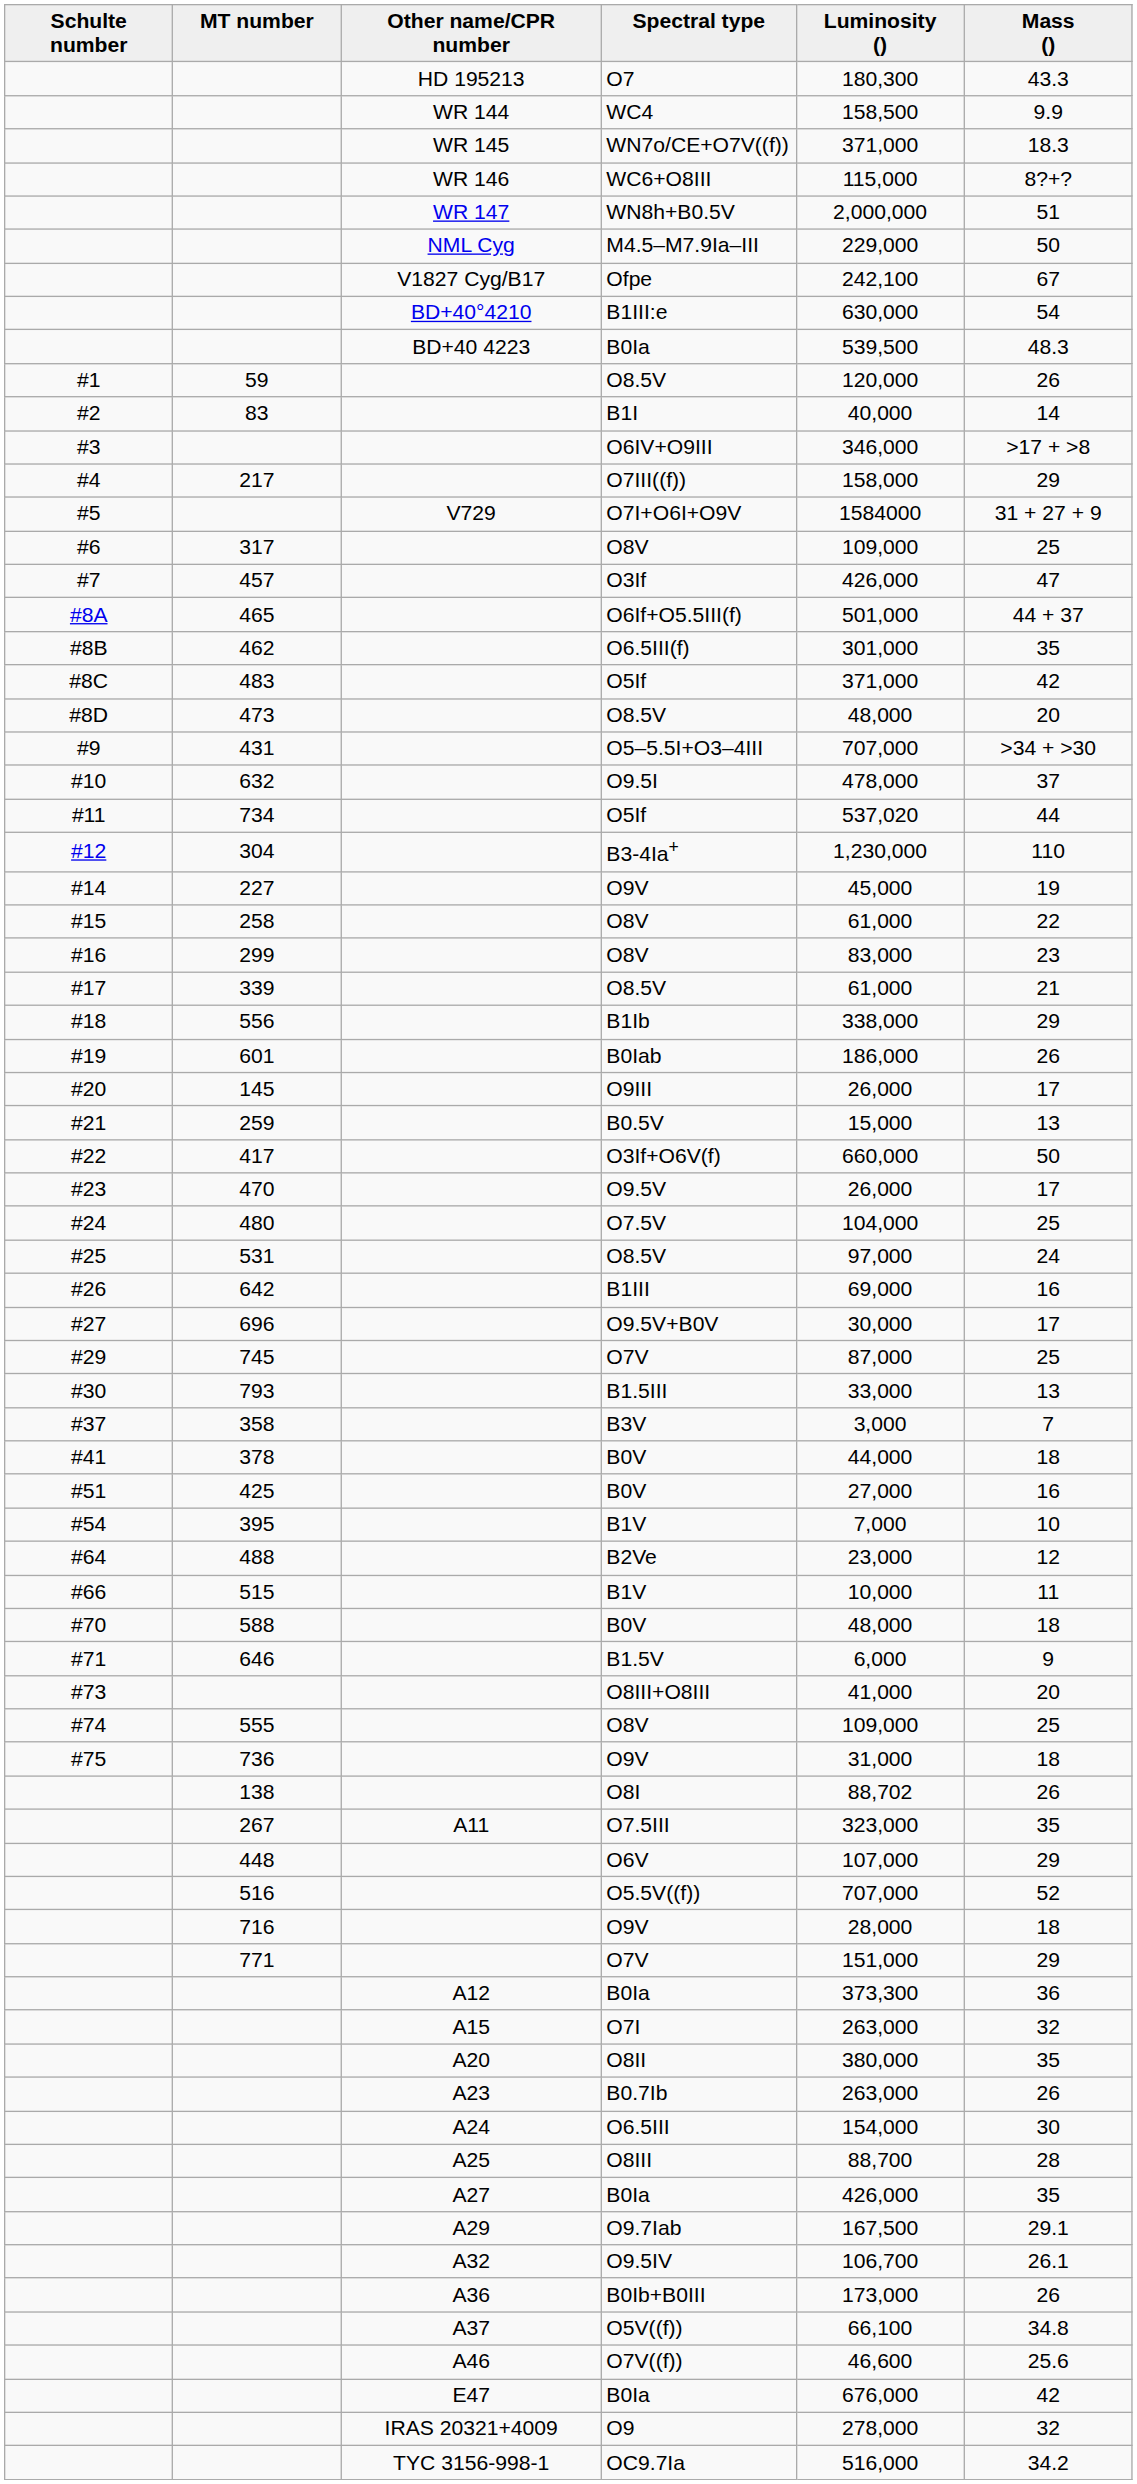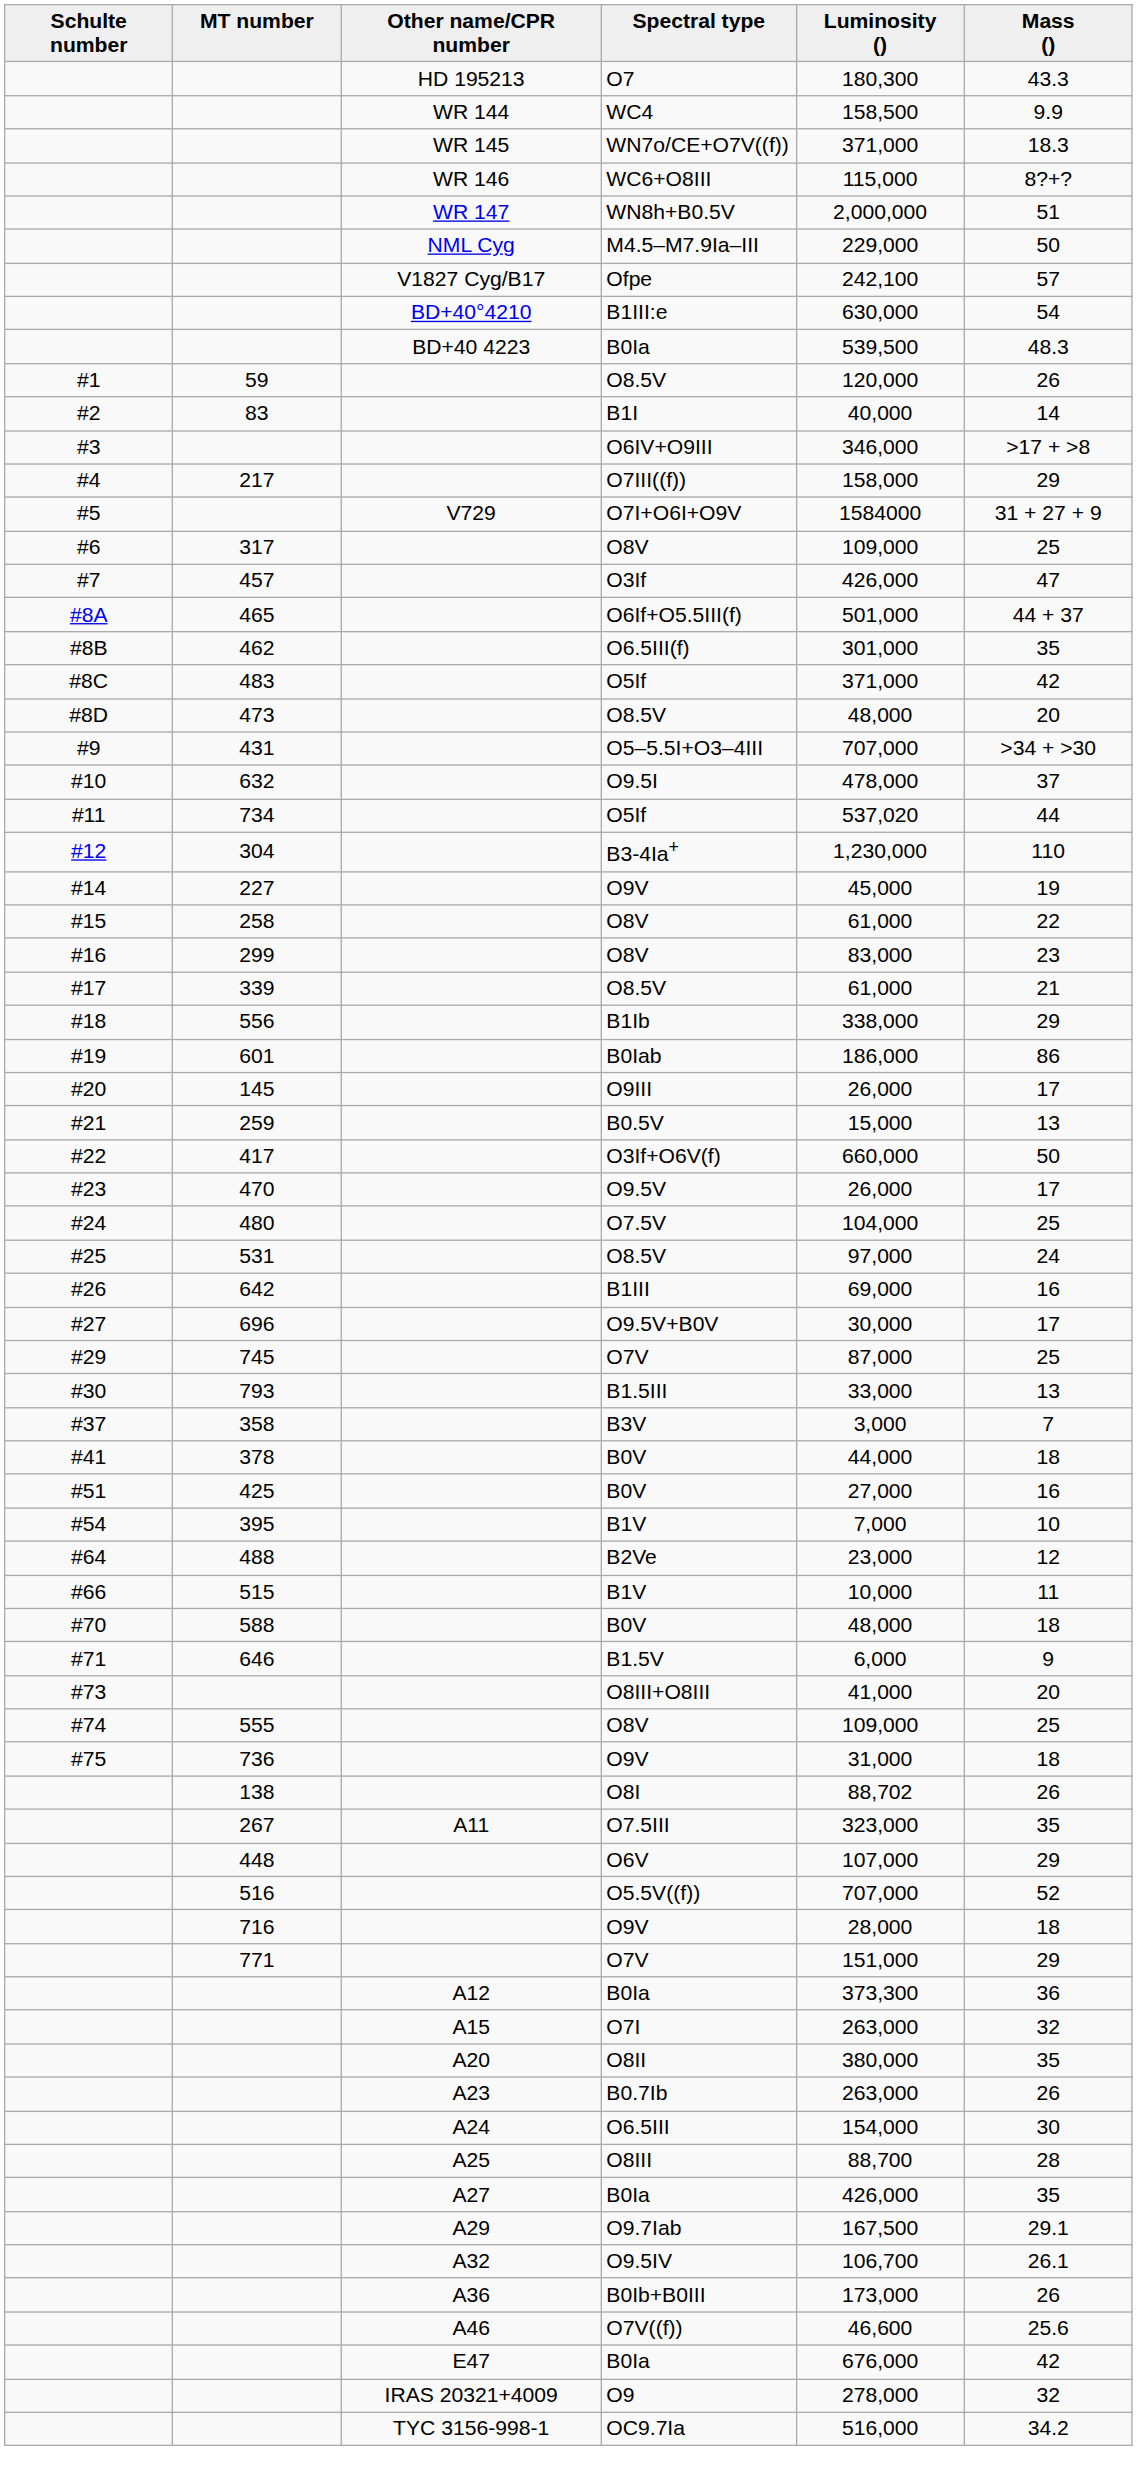(1048, 279) 67 -> (1048, 279) 57
(1048, 1055) 26 -> (1048, 1055) 86
- row: (257, 2329)
